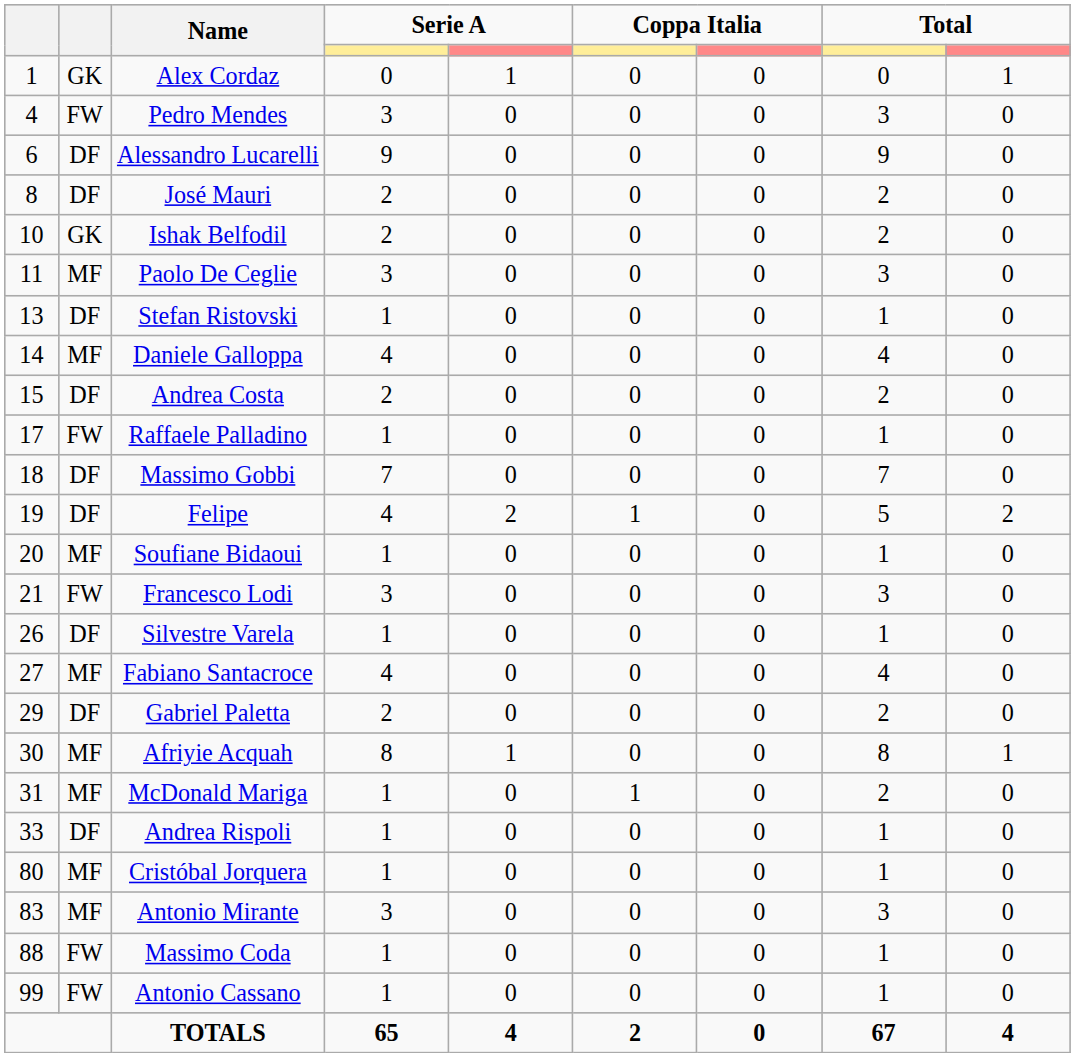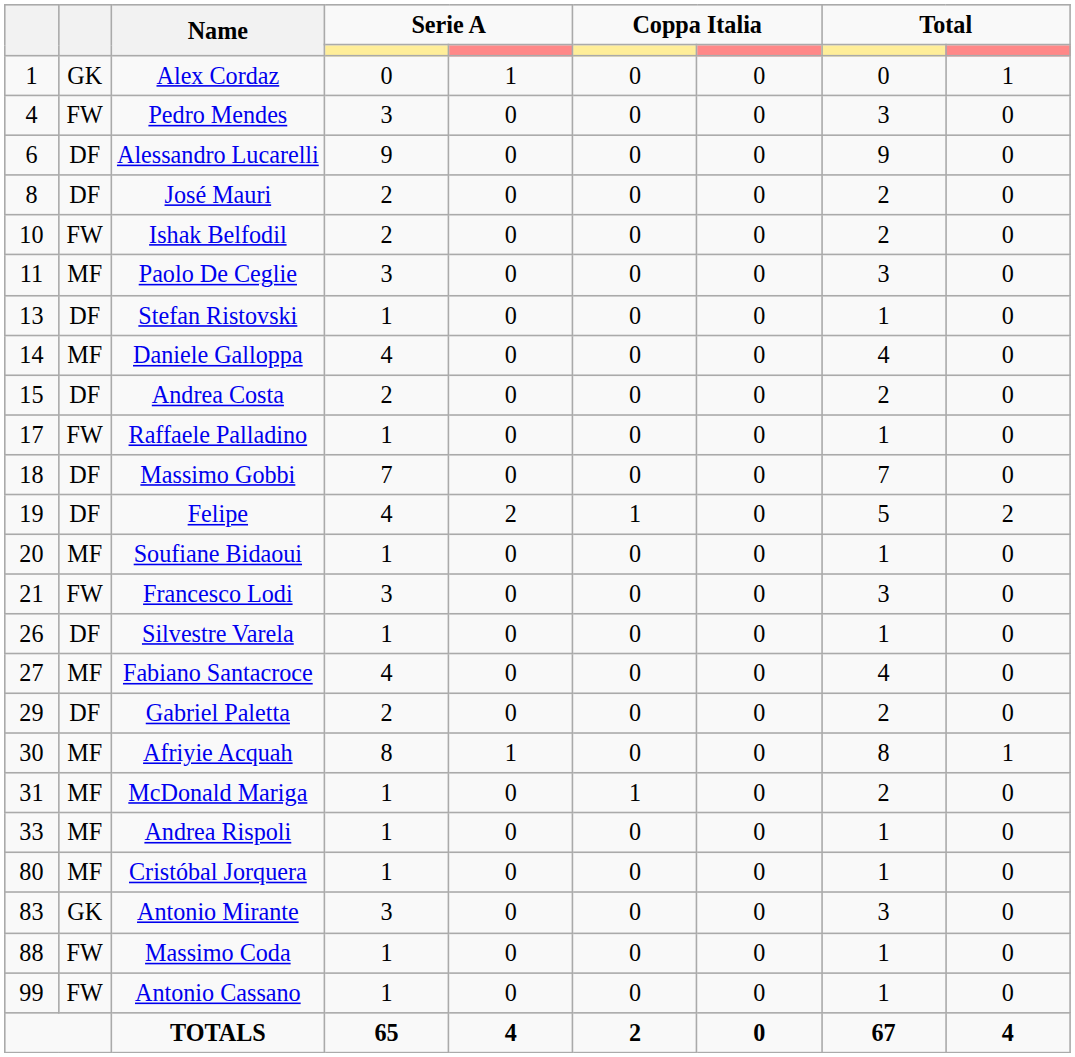(85, 235) GK -> (85, 235) FW
(85, 832) DF -> (85, 832) MF
(85, 912) MF -> (85, 912) GK
